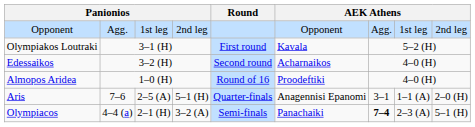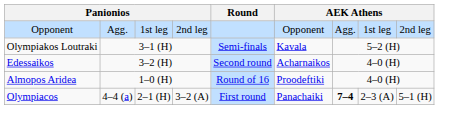(243, 46) First round -> (243, 46) Semi-finals
- row: (16, 96)
(243, 113) Semi-finals -> (243, 96) First round
